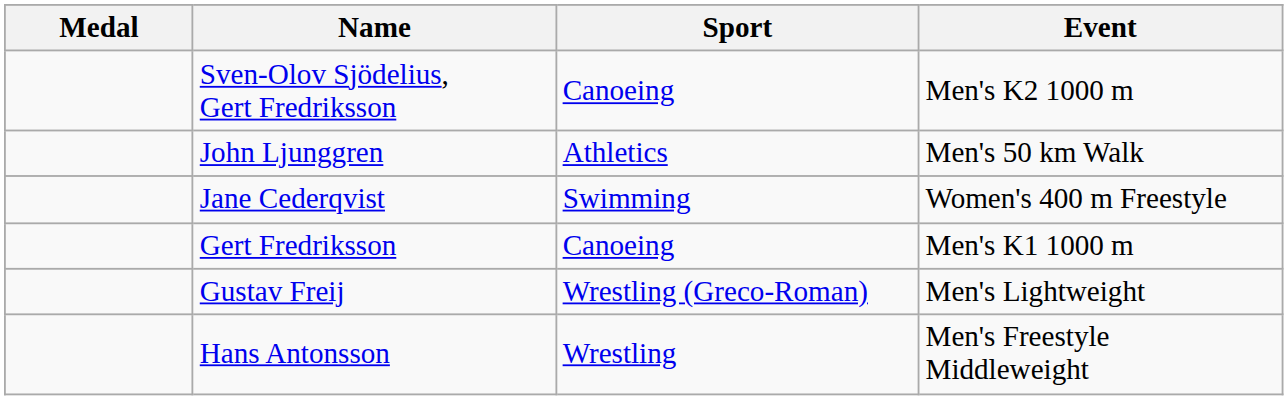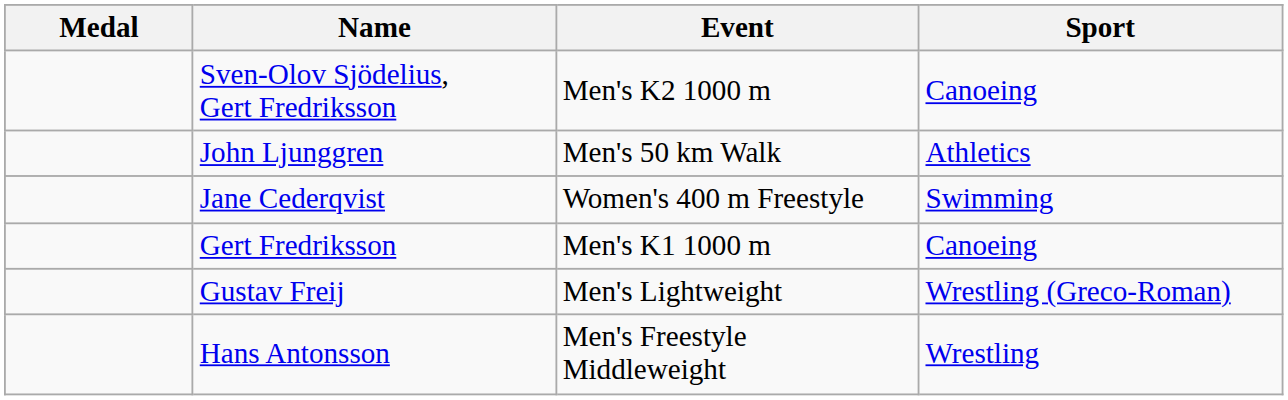columns swapped: (737, 27) <-> (1100, 27)
